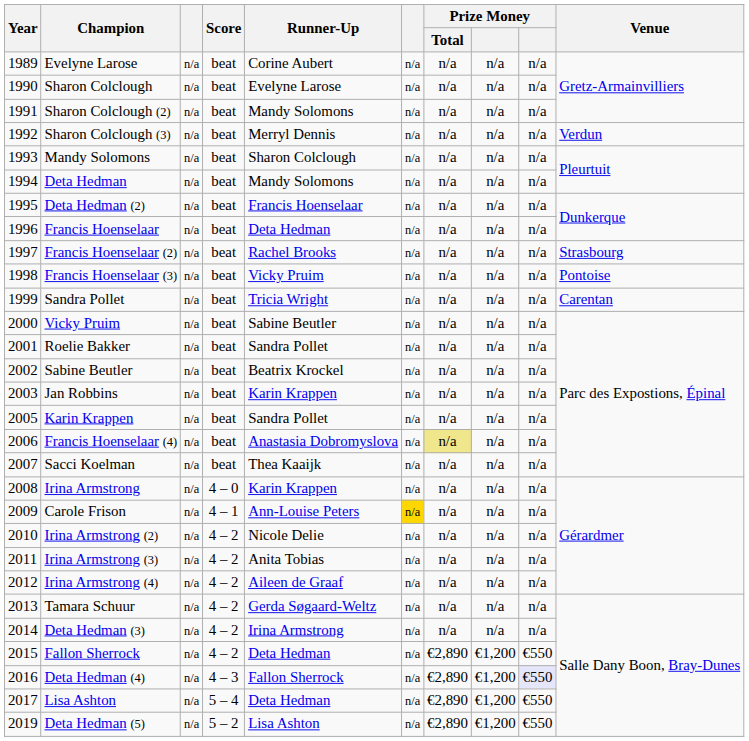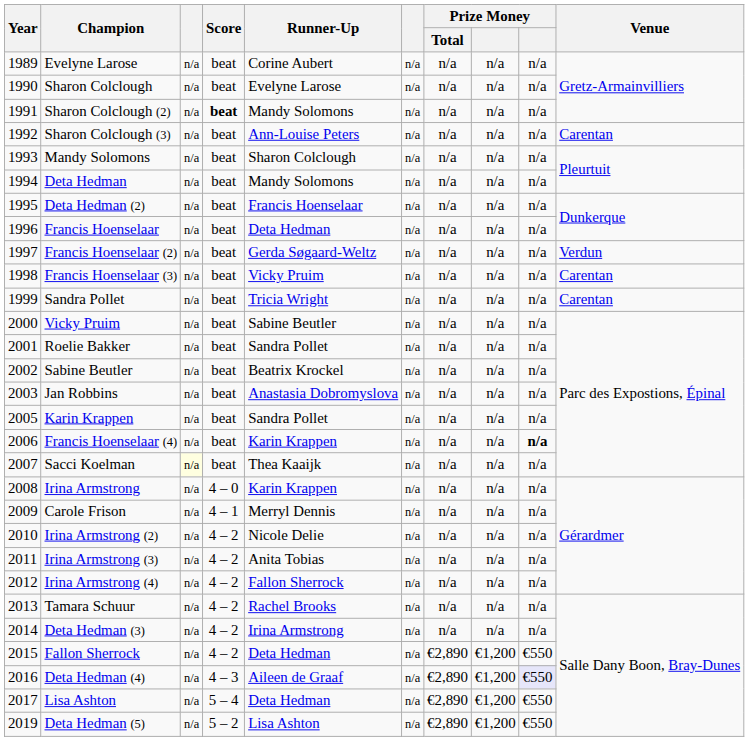(224, 110) normal -> (224, 110) bold
(292, 134) Merryl Dennis -> (304, 134) Ann-Louise Peters
(581, 134) Verdun -> (586, 134) Carentan
(292, 252) Rachel Brooks -> (312, 252) Gerda Søgaard-Weltz
(591, 252) Strasbourg -> (581, 252) Verdun
(585, 275) Pontoise -> (586, 275) Carentan
(293, 393) Karin Krappen -> (323, 393) Anastasia Dobromyslova
(323, 441) Anastasia Dobromyslova -> (293, 441) Karin Krappen
(447, 441) khaki background -> (447, 441) no background
(537, 441) normal -> (537, 441) bold
(192, 465) no background -> (192, 465) lightyellow background
(304, 511) Ann-Louise Peters -> (292, 511) Merryl Dennis
(413, 512) gold background -> (413, 512) no background
(296, 582) Aileen de Graaf -> (296, 582) Fallon Sherrock
(312, 606) Gerda Søgaard-Weltz -> (292, 606) Rachel Brooks
(296, 677) Fallon Sherrock -> (296, 677) Aileen de Graaf
